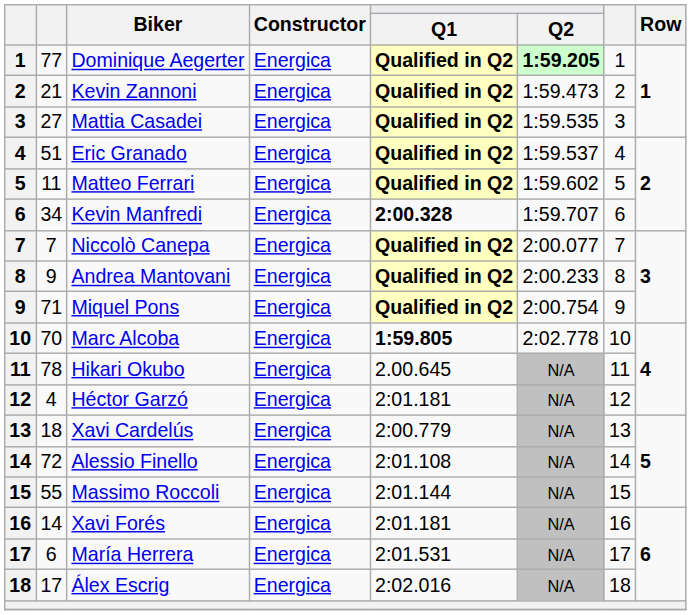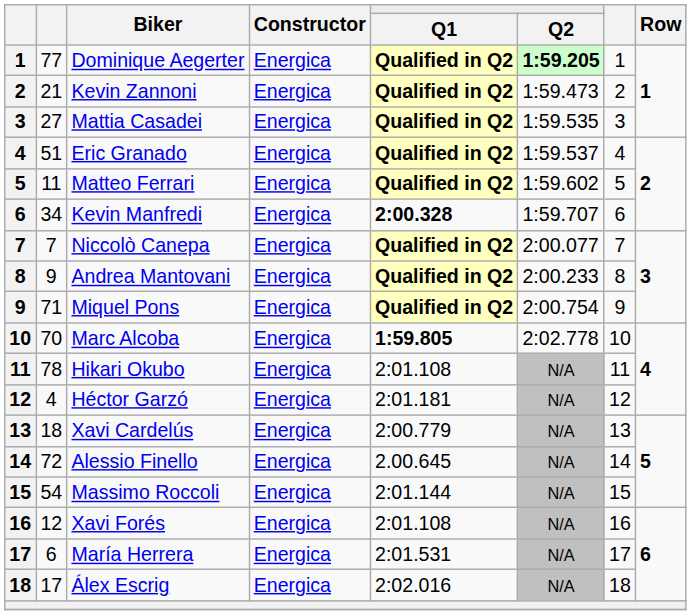(413, 369) 2.00.645 -> (413, 369) 2:01.108
(413, 461) 2:01.108 -> (413, 461) 2.00.645
(51, 492) 55 -> (51, 492) 54
(51, 523) 14 -> (51, 523) 12
(413, 523) 2:01.181 -> (413, 523) 2:01.108
